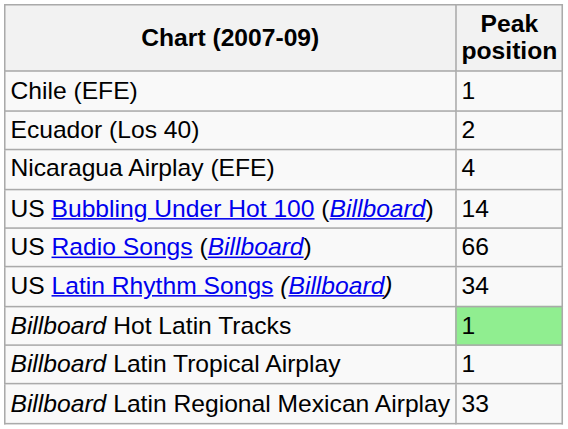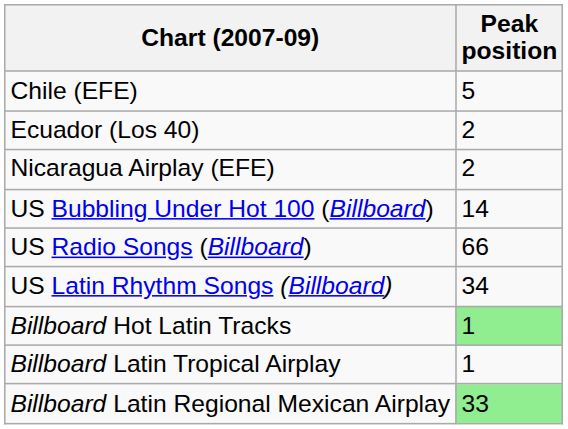(468, 90) 1 -> (468, 90) 5
(468, 168) 4 -> (468, 168) 2
(475, 403) no background -> (475, 403) lightgreen background
